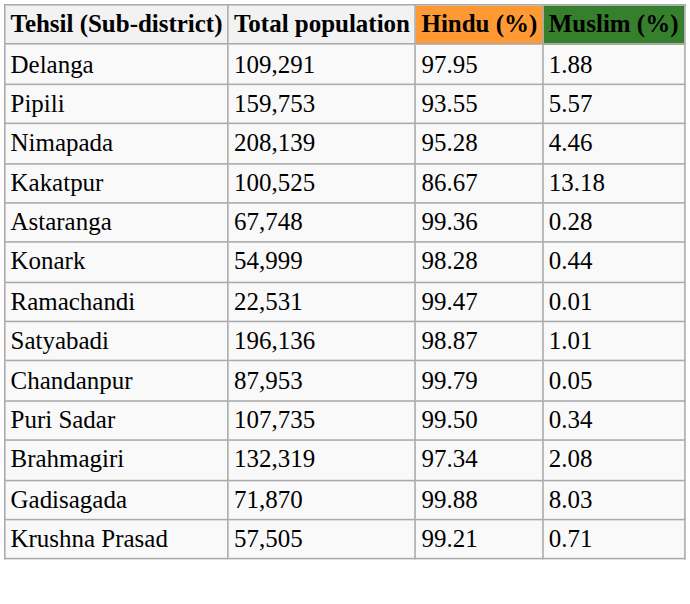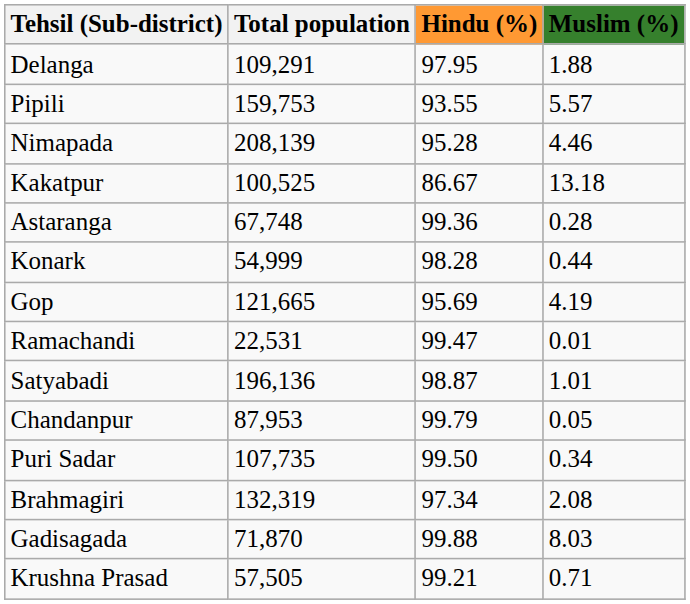+ row: (32, 301)
